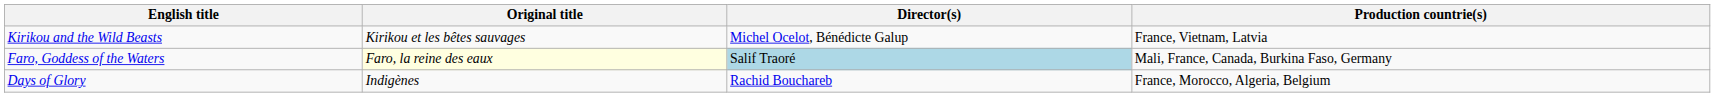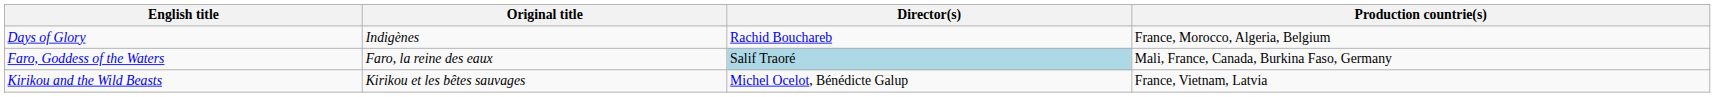rows swapped: (47, 80) <-> (85, 37)
(429, 59) lightyellow background -> (429, 59) no background
